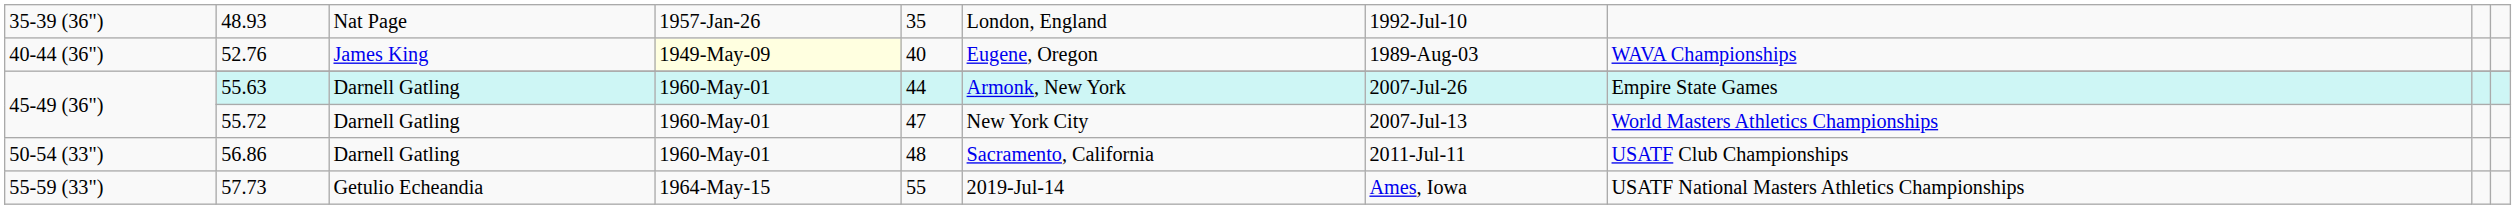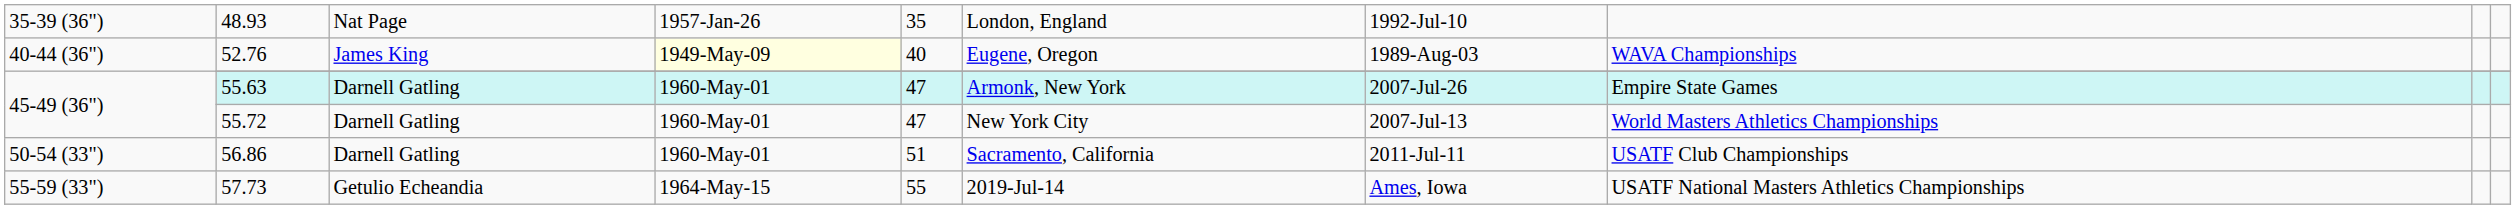(916, 88) 44 -> (916, 88) 47
(916, 154) 48 -> (916, 154) 51
